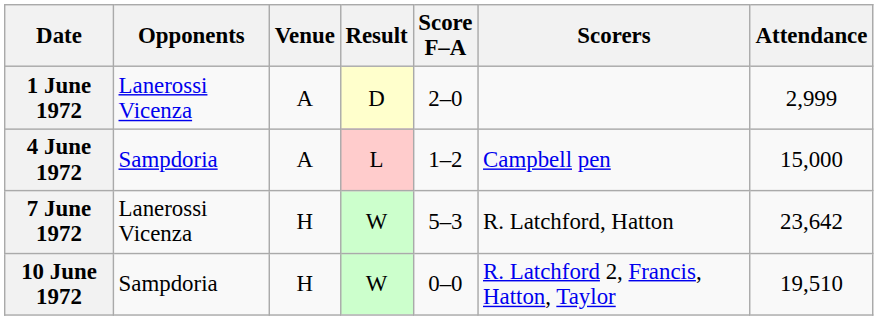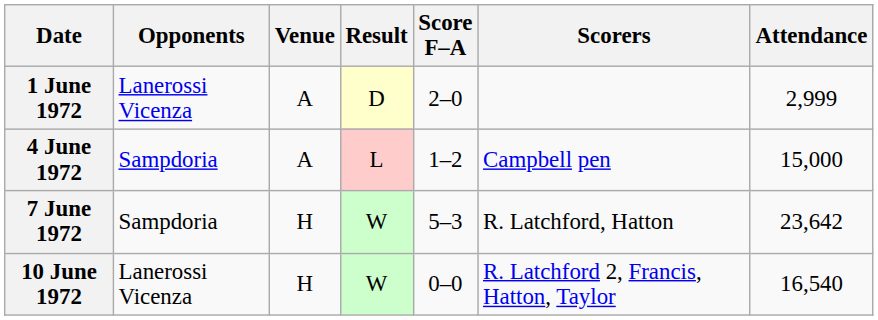(163, 221) Lanerossi Vicenza -> (168, 221) Sampdoria
(168, 283) Sampdoria -> (163, 283) Lanerossi Vicenza
(812, 283) 19,510 -> (812, 283) 16,540
